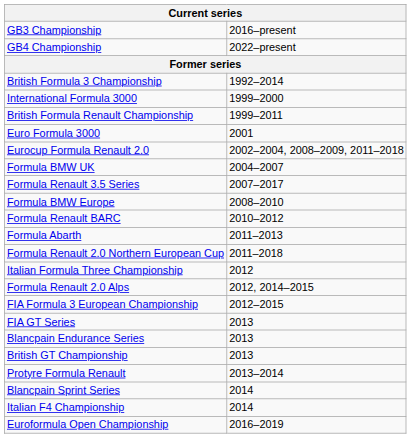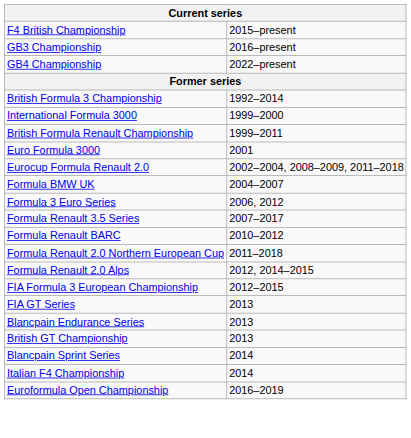+ row: (66, 30)
+ row: (61, 201)
- row: (61, 201)
- row: (44, 236)
- row: (95, 270)
- row: (66, 373)
